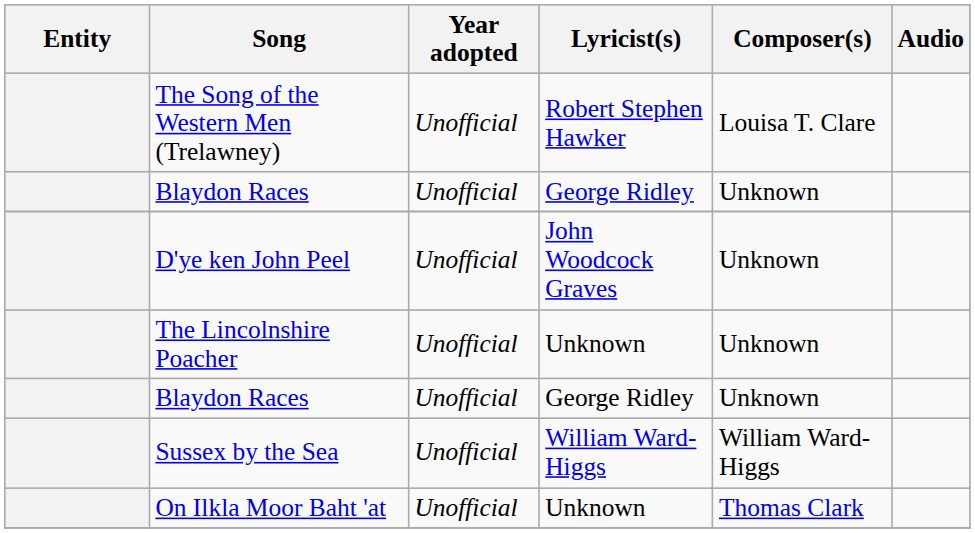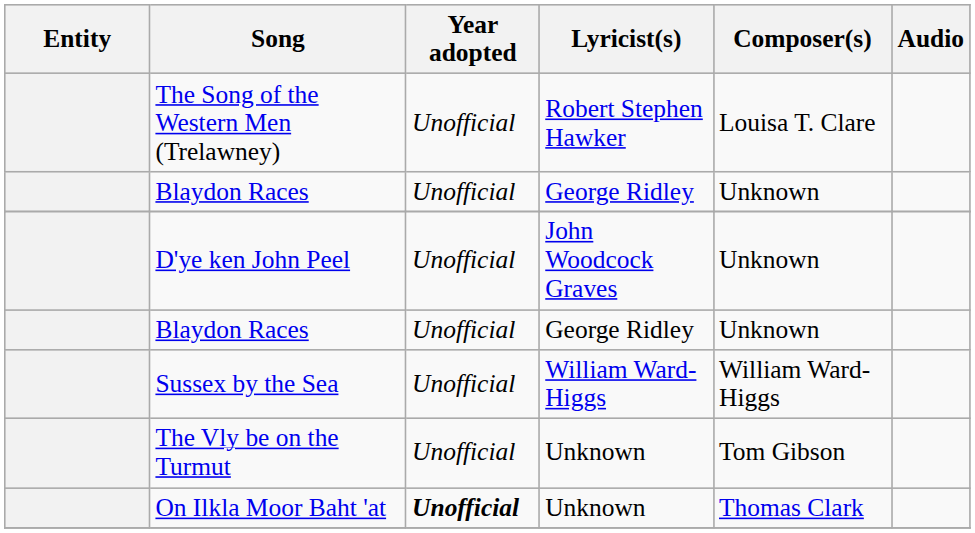- row: (243, 343)
+ row: (247, 452)
(466, 507) normal -> (466, 507) bold
